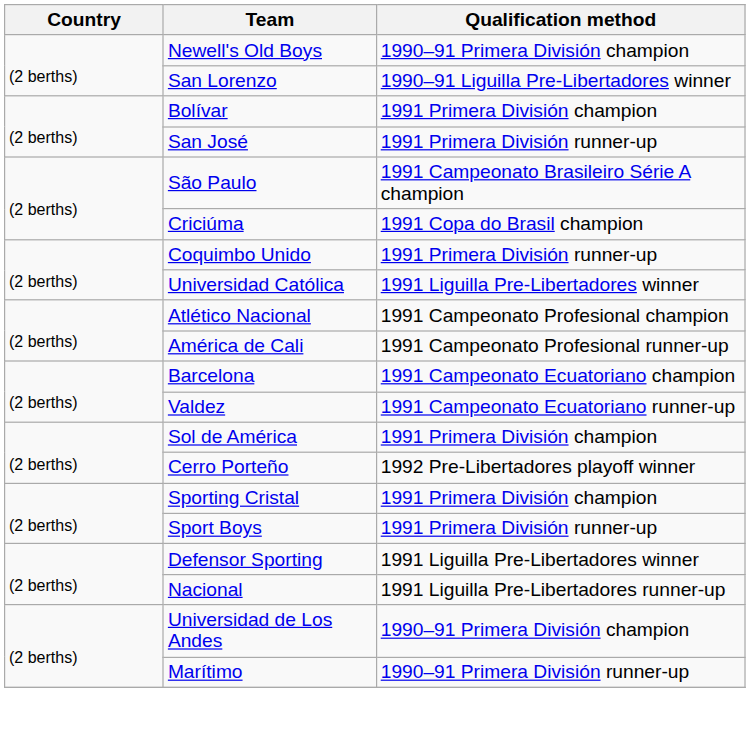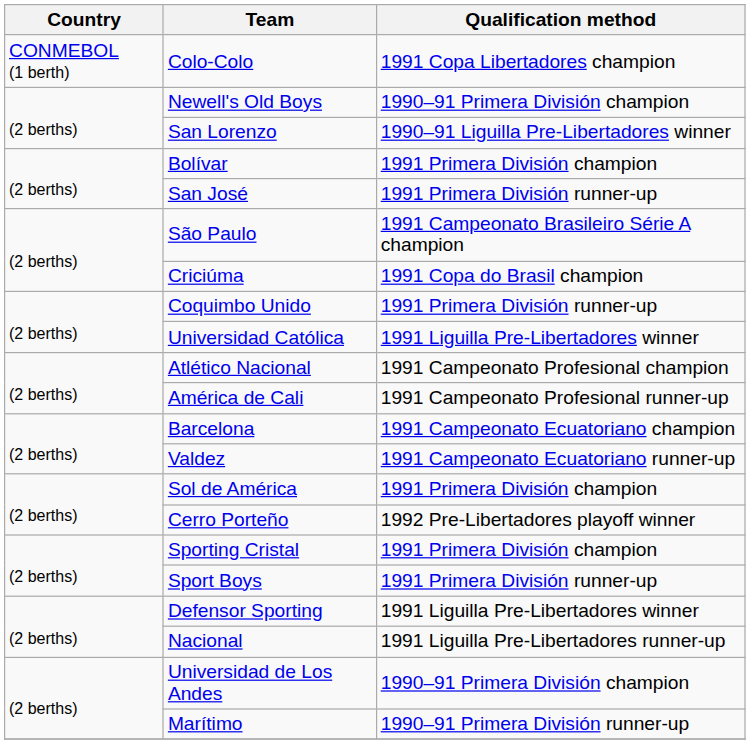+ row: (211, 60)
